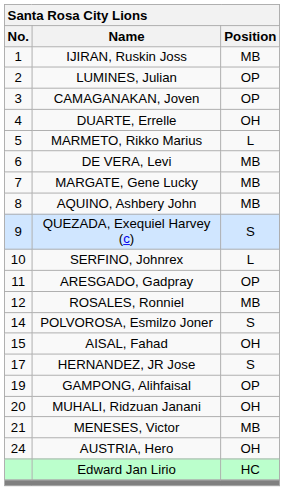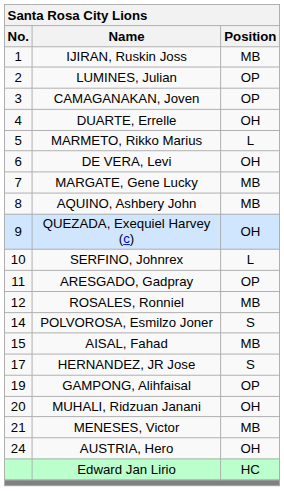(250, 162) MB -> (250, 162) OH
(250, 232) S -> (250, 232) OH
(250, 344) OH -> (250, 344) MB
